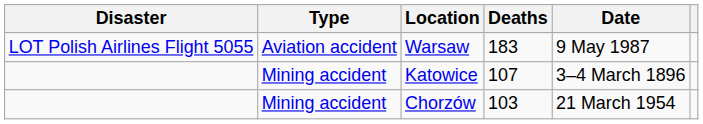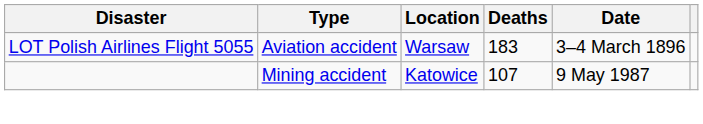(603, 47) 9 May 1987 -> (621, 47) 3–4 March 1896
(621, 75) 3–4 March 1896 -> (603, 75) 9 May 1987
- row: (440, 103)
